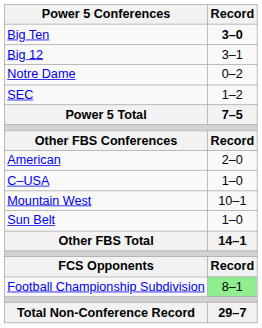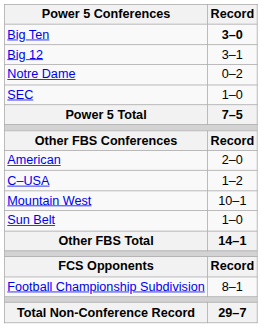(232, 94) 1–2 -> (232, 94) 1–0
(232, 180) 1–0 -> (232, 180) 1–2
(232, 286) lightgreen background -> (232, 286) no background
